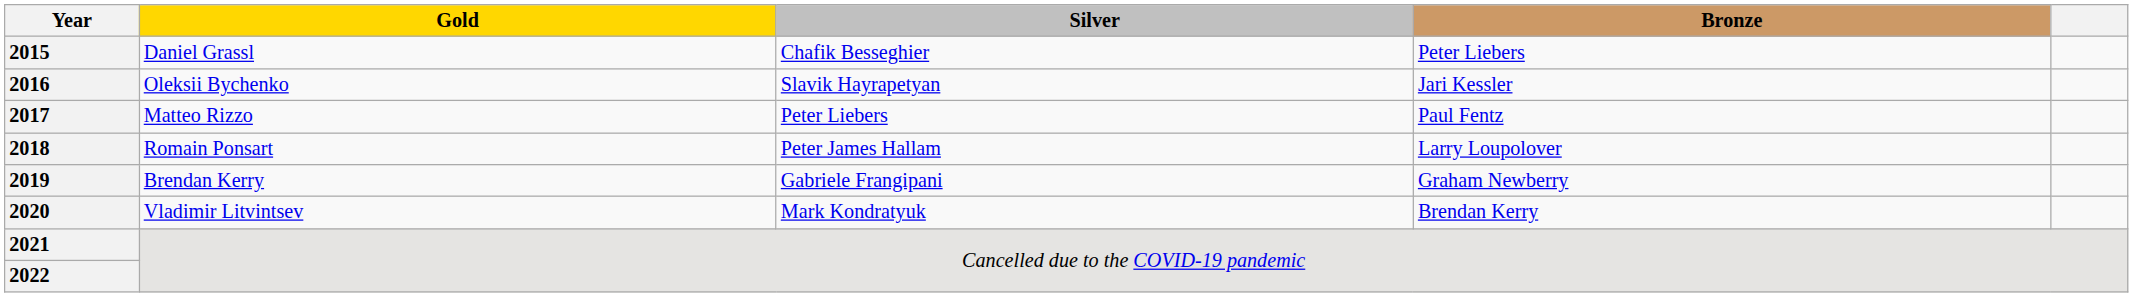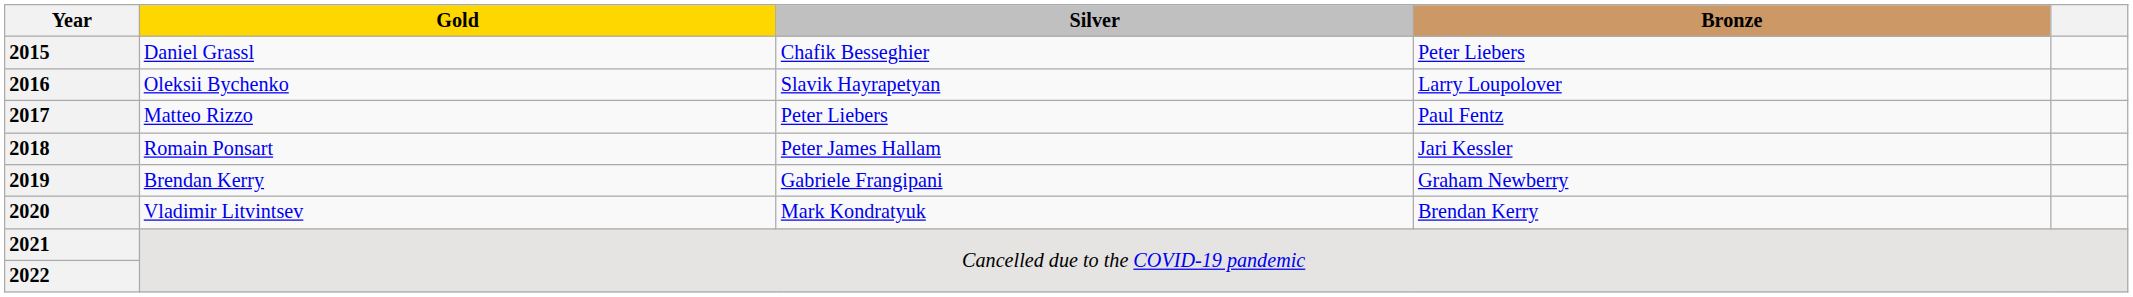(1465, 84) Jari Kessler -> (1490, 84) Larry Loupolover
(1490, 148) Larry Loupolover -> (1465, 148) Jari Kessler
